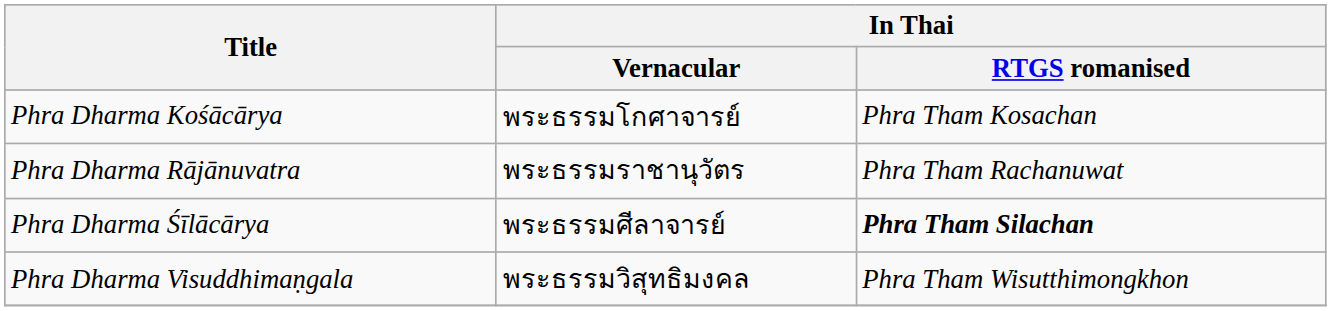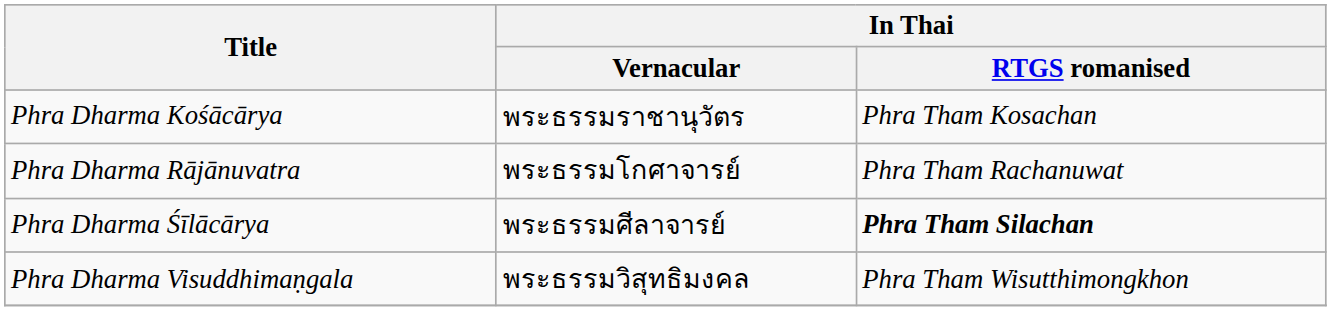(621, 117) พระธรรมโกศาจารย์ -> (624, 117) พระธรรมราชานุวัตร
(624, 171) พระธรรมราชานุวัตร -> (621, 171) พระธรรมโกศาจารย์
